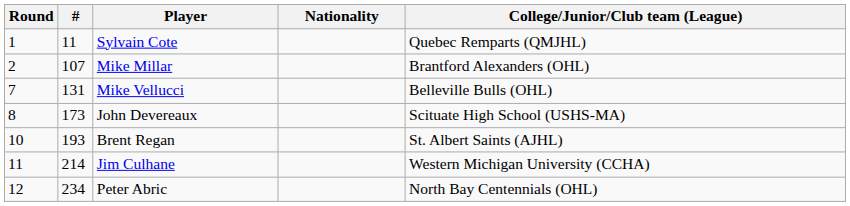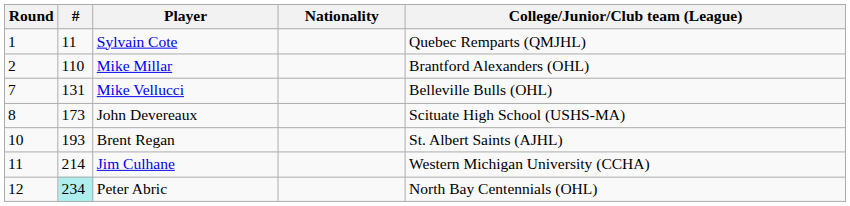(73, 66) 107 -> (73, 66) 110
(73, 189) no background -> (73, 189) paleturquoise background
